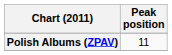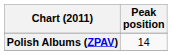(144, 42) 11 -> (144, 42) 14
